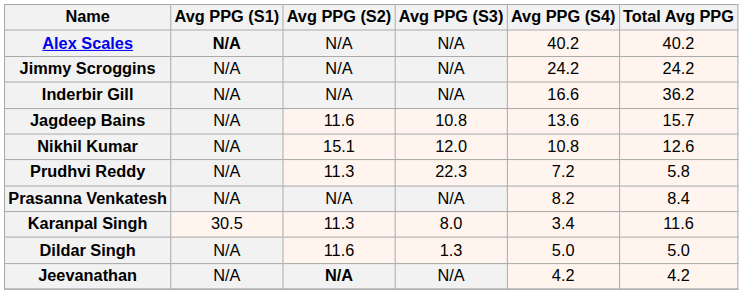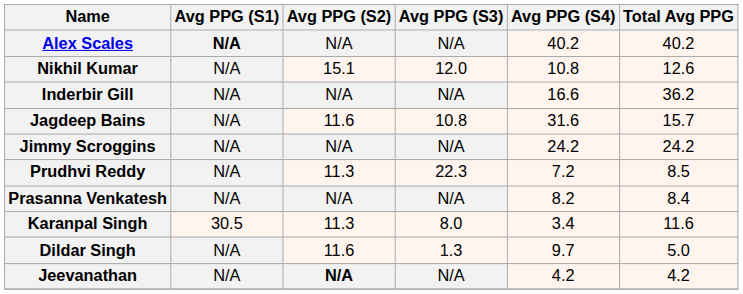rows swapped: (88, 69) <-> (88, 146)
(563, 120) 13.6 -> (563, 120) 31.6
(678, 172) 5.8 -> (678, 172) 8.5
(563, 250) 5.0 -> (563, 250) 9.7
